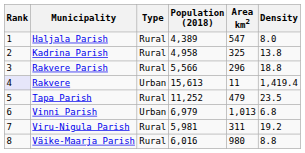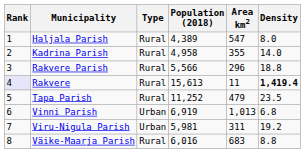(237, 54) 325 -> (237, 54) 355
(271, 54) 13.8 -> (271, 54) 14.0
(153, 83) Urban -> (153, 83) Rural
(279, 83) normal -> (279, 83) bold
(184, 112) 6,979 -> (184, 112) 6,919
(153, 127) Rural -> (153, 127) Urban
(237, 141) 980 -> (237, 141) 683
